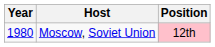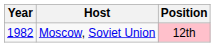(20, 32) 1980 -> (20, 32) 1982
